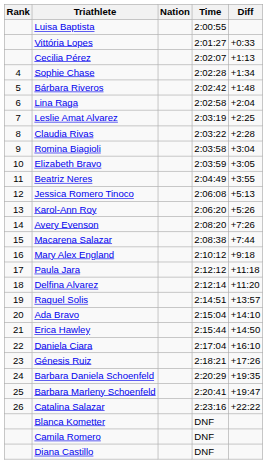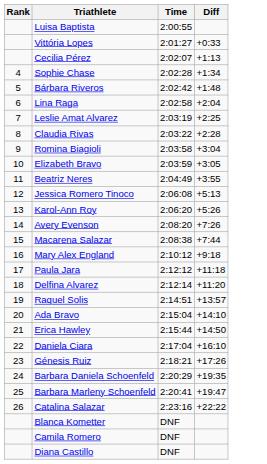- column: (175, 12)
